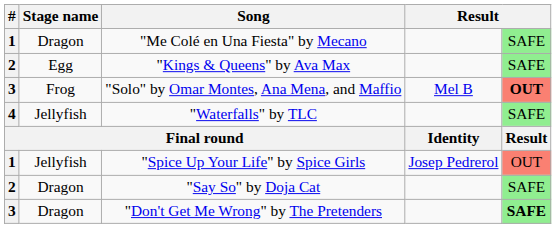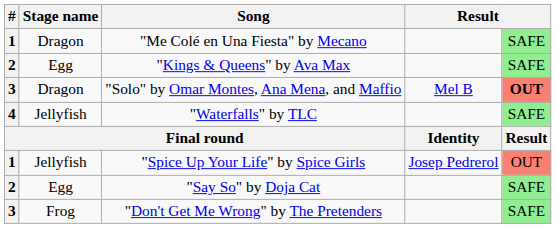(61, 89) Frog -> (61, 89) Dragon
(61, 187) Dragon -> (61, 187) Egg
(61, 211) Dragon -> (61, 211) Frog
(526, 211) bold -> (526, 211) normal
